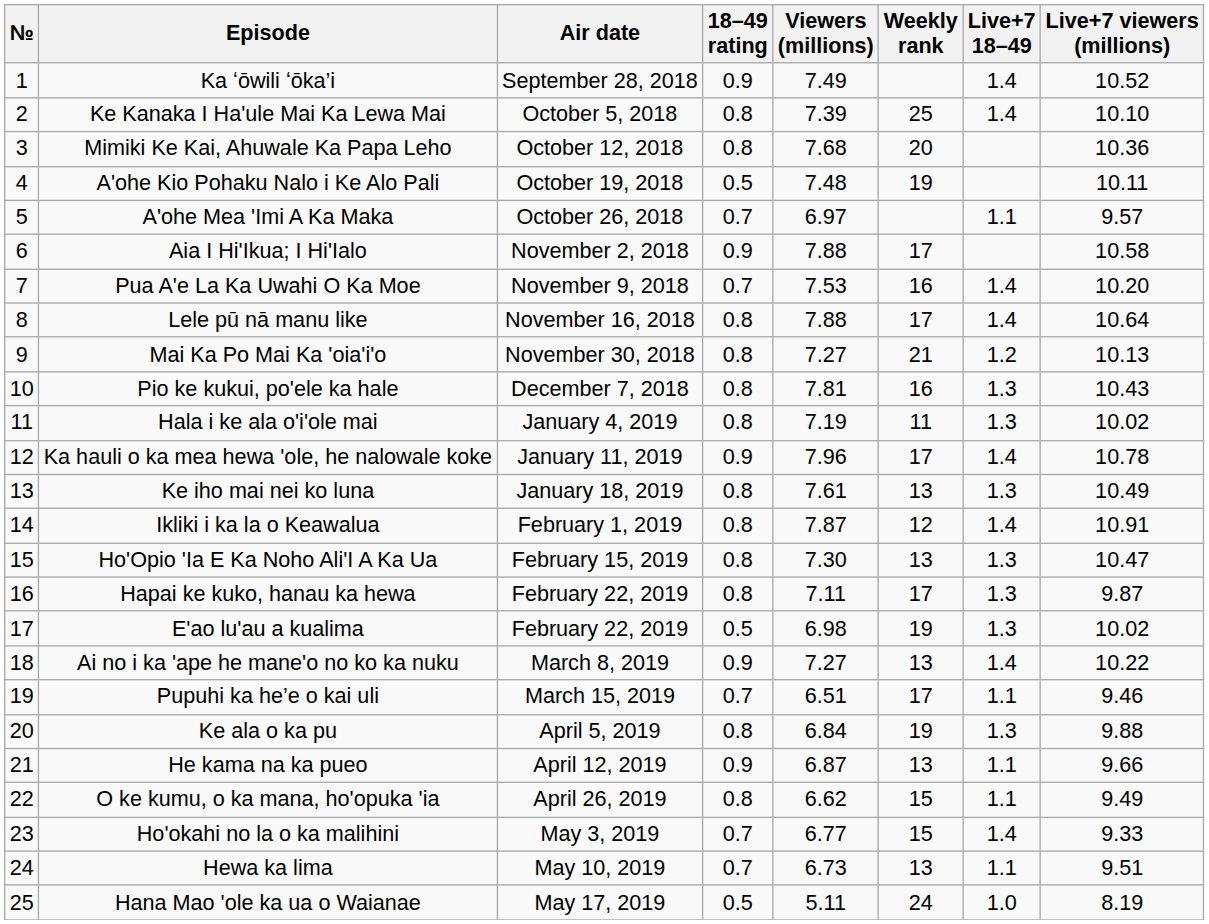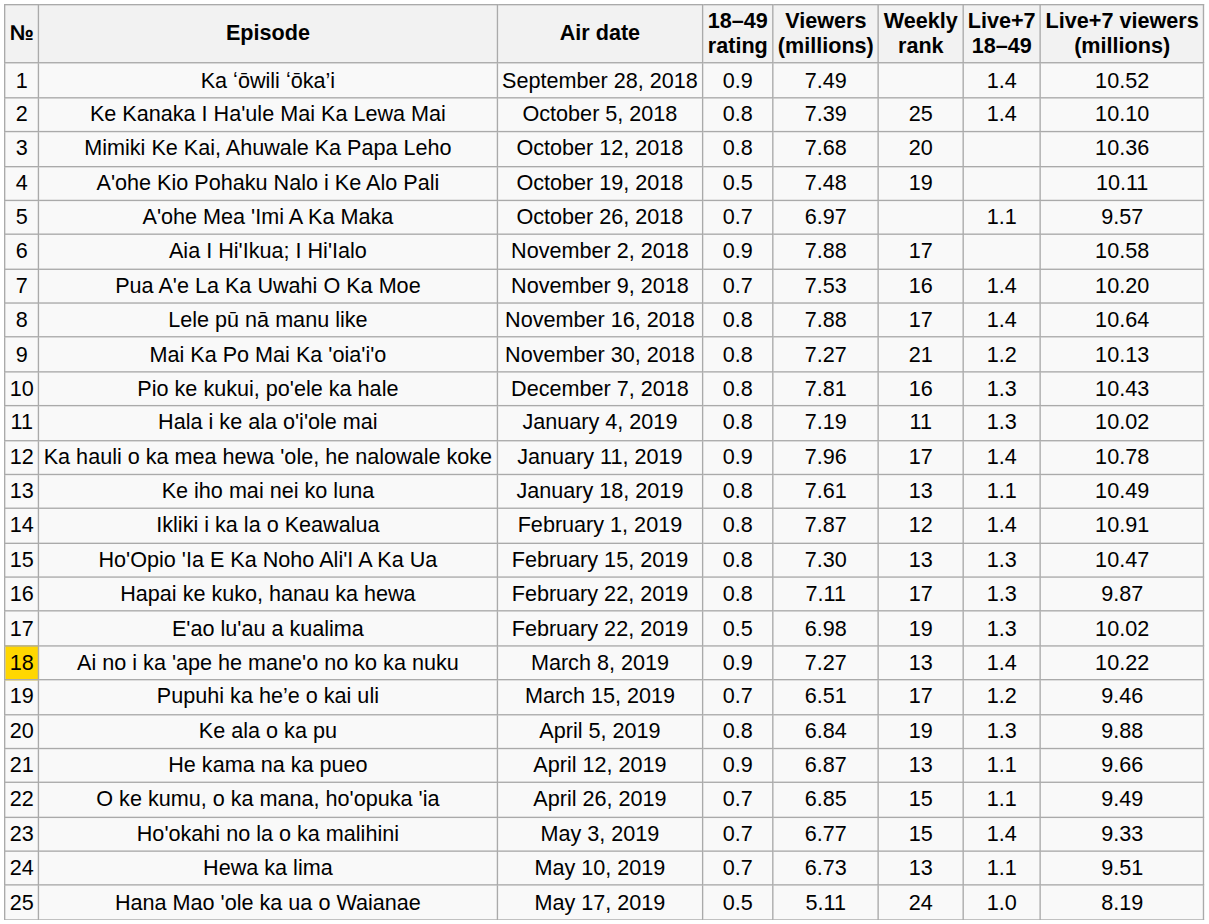(1002, 491) 1.3 -> (1002, 491) 1.1
(22, 662) no background -> (22, 662) gold background
(1002, 696) 1.1 -> (1002, 696) 1.2
(738, 799) 0.8 -> (738, 799) 0.7
(826, 799) 6.62 -> (826, 799) 6.85
